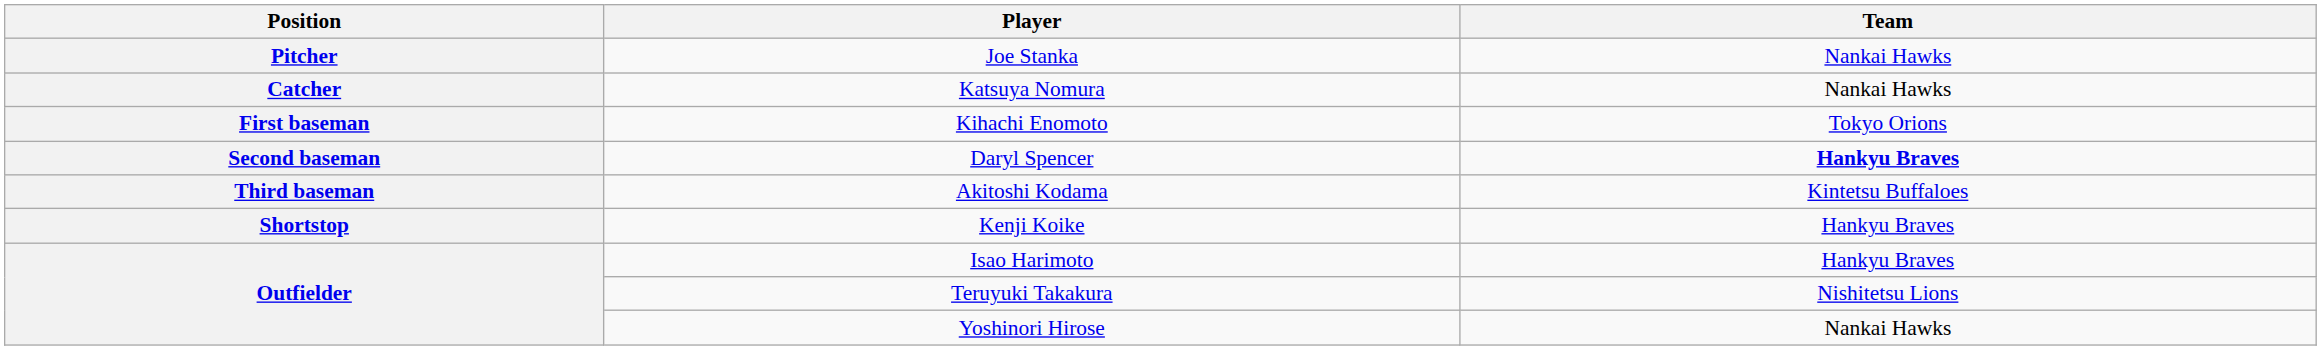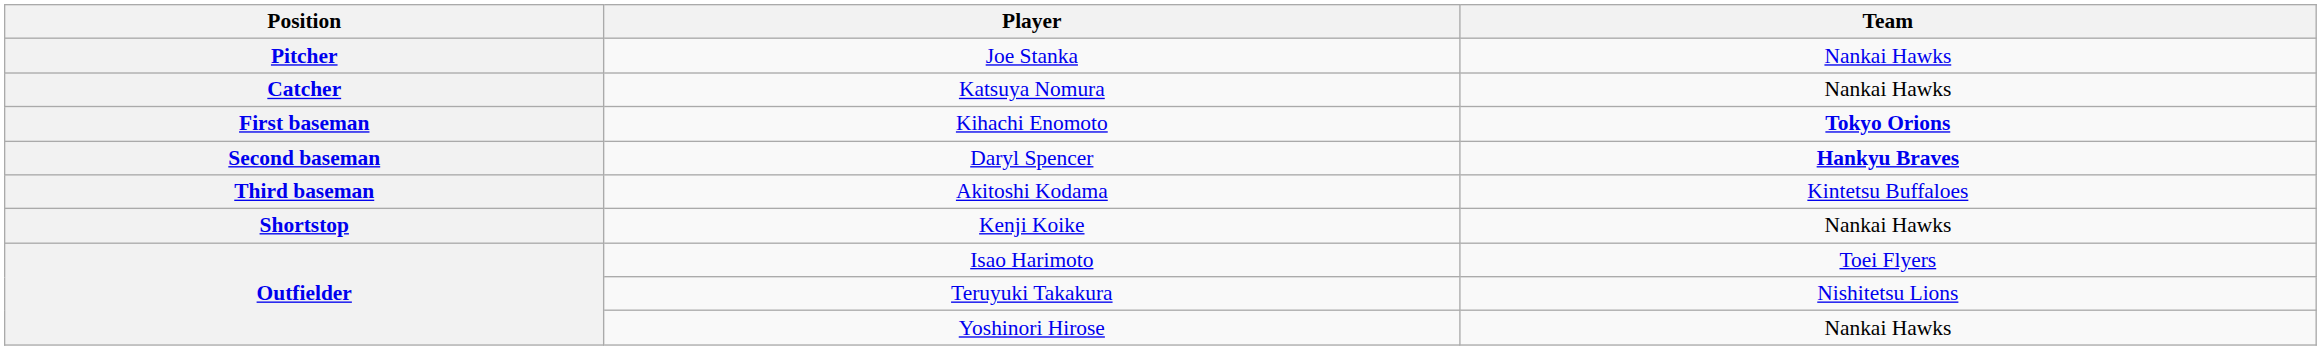(1888, 123) normal -> (1888, 123) bold
(1888, 225) Hankyu Braves -> (1888, 225) Nankai Hawks
(1888, 259) Hankyu Braves -> (1888, 259) Toei Flyers
